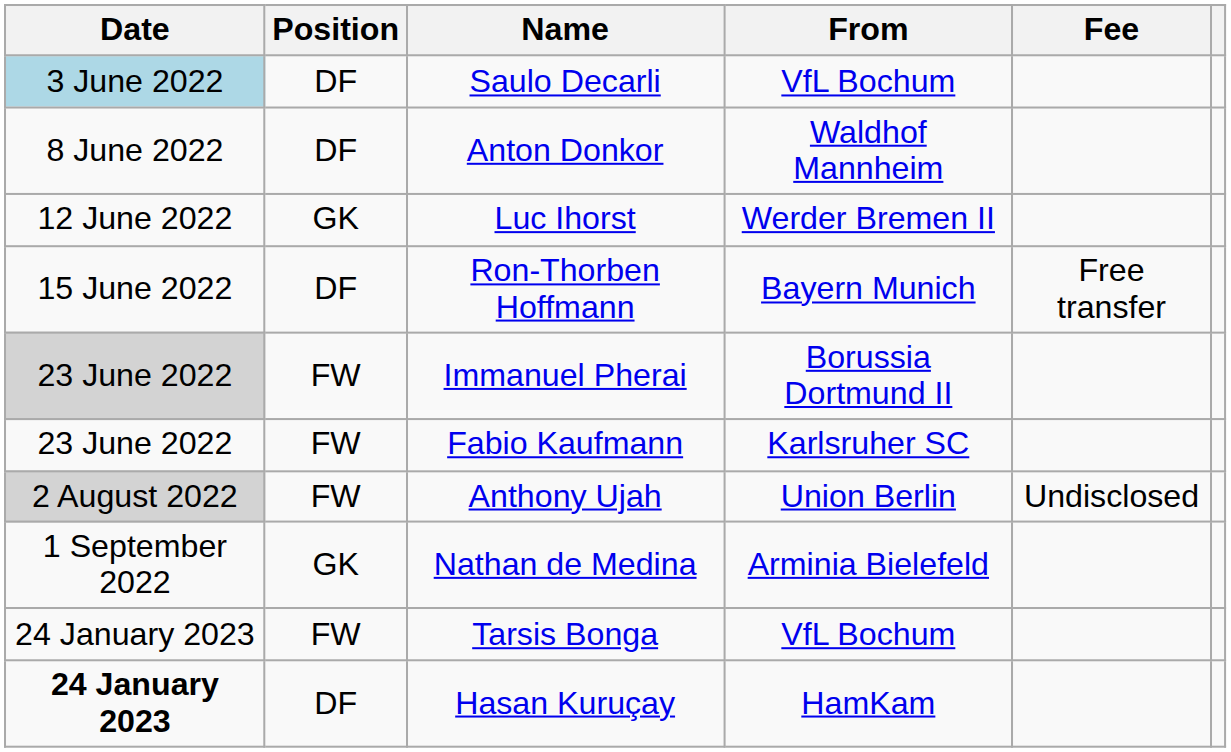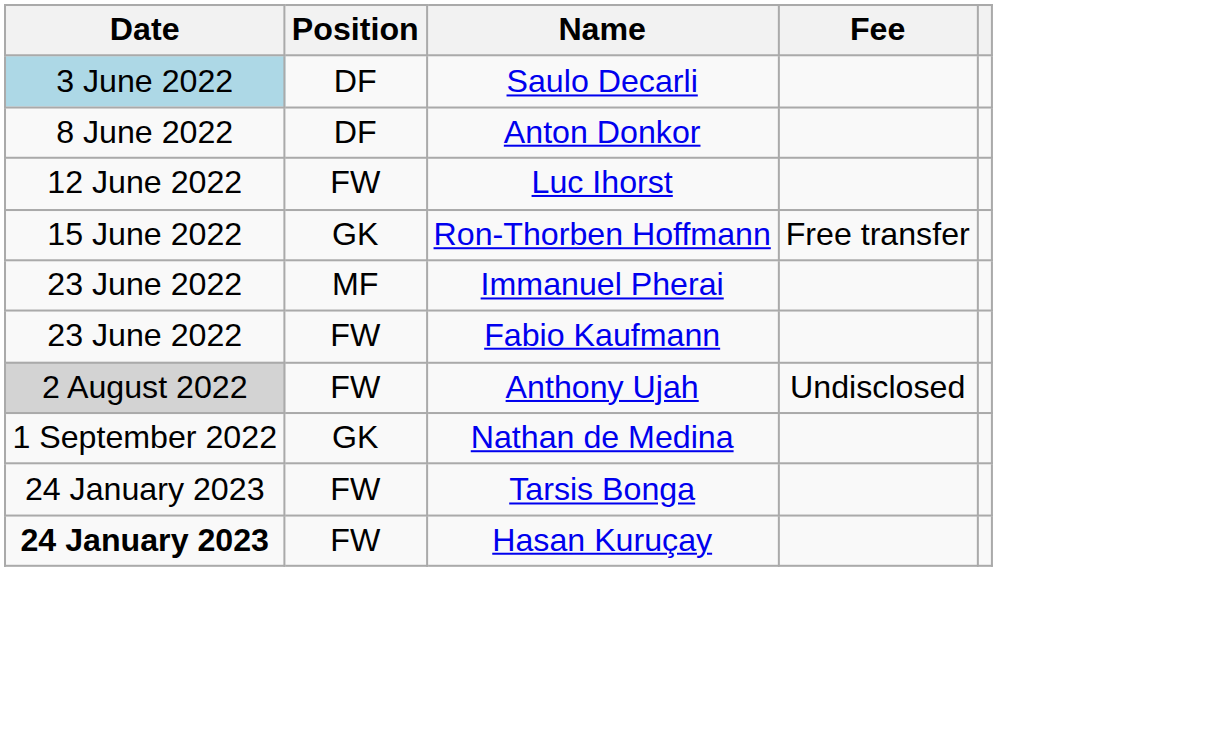- column: (868, 30)
(336, 219) GK -> (355, 183) FW
(336, 288) DF -> (355, 234) GK
(135, 375) lightgrey background -> (145, 285) no background
(336, 375) FW -> (355, 285) MF
(336, 702) DF -> (355, 540) FW
